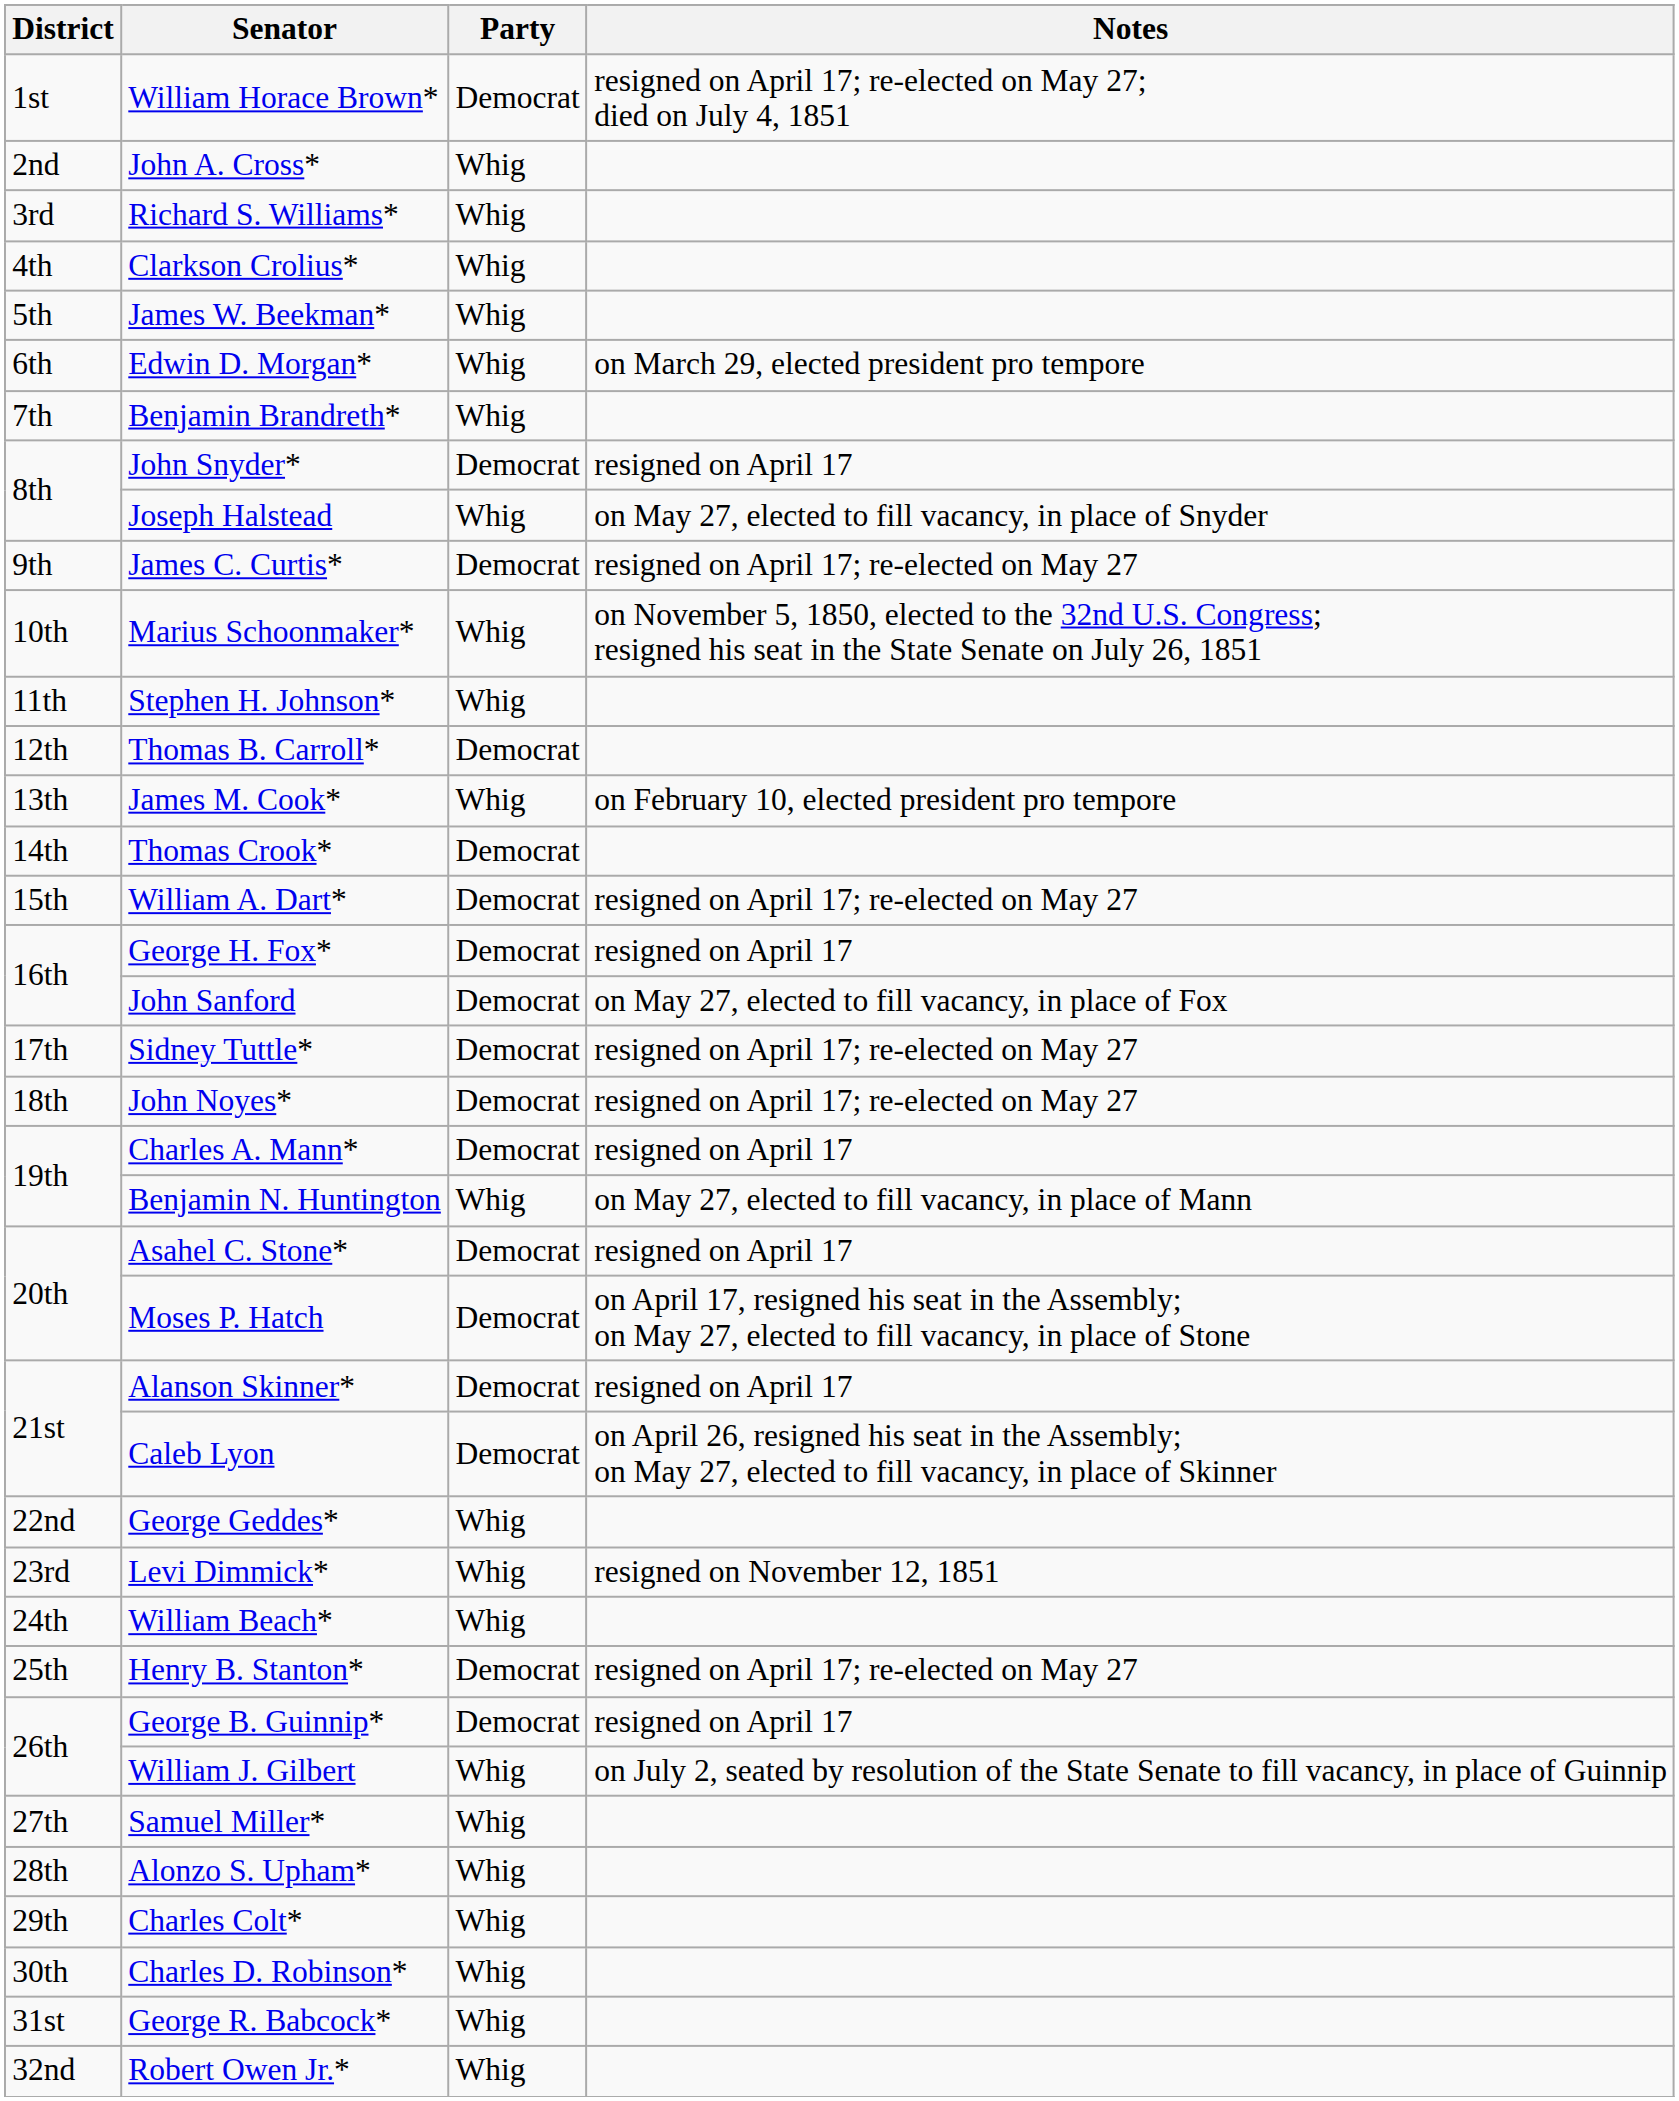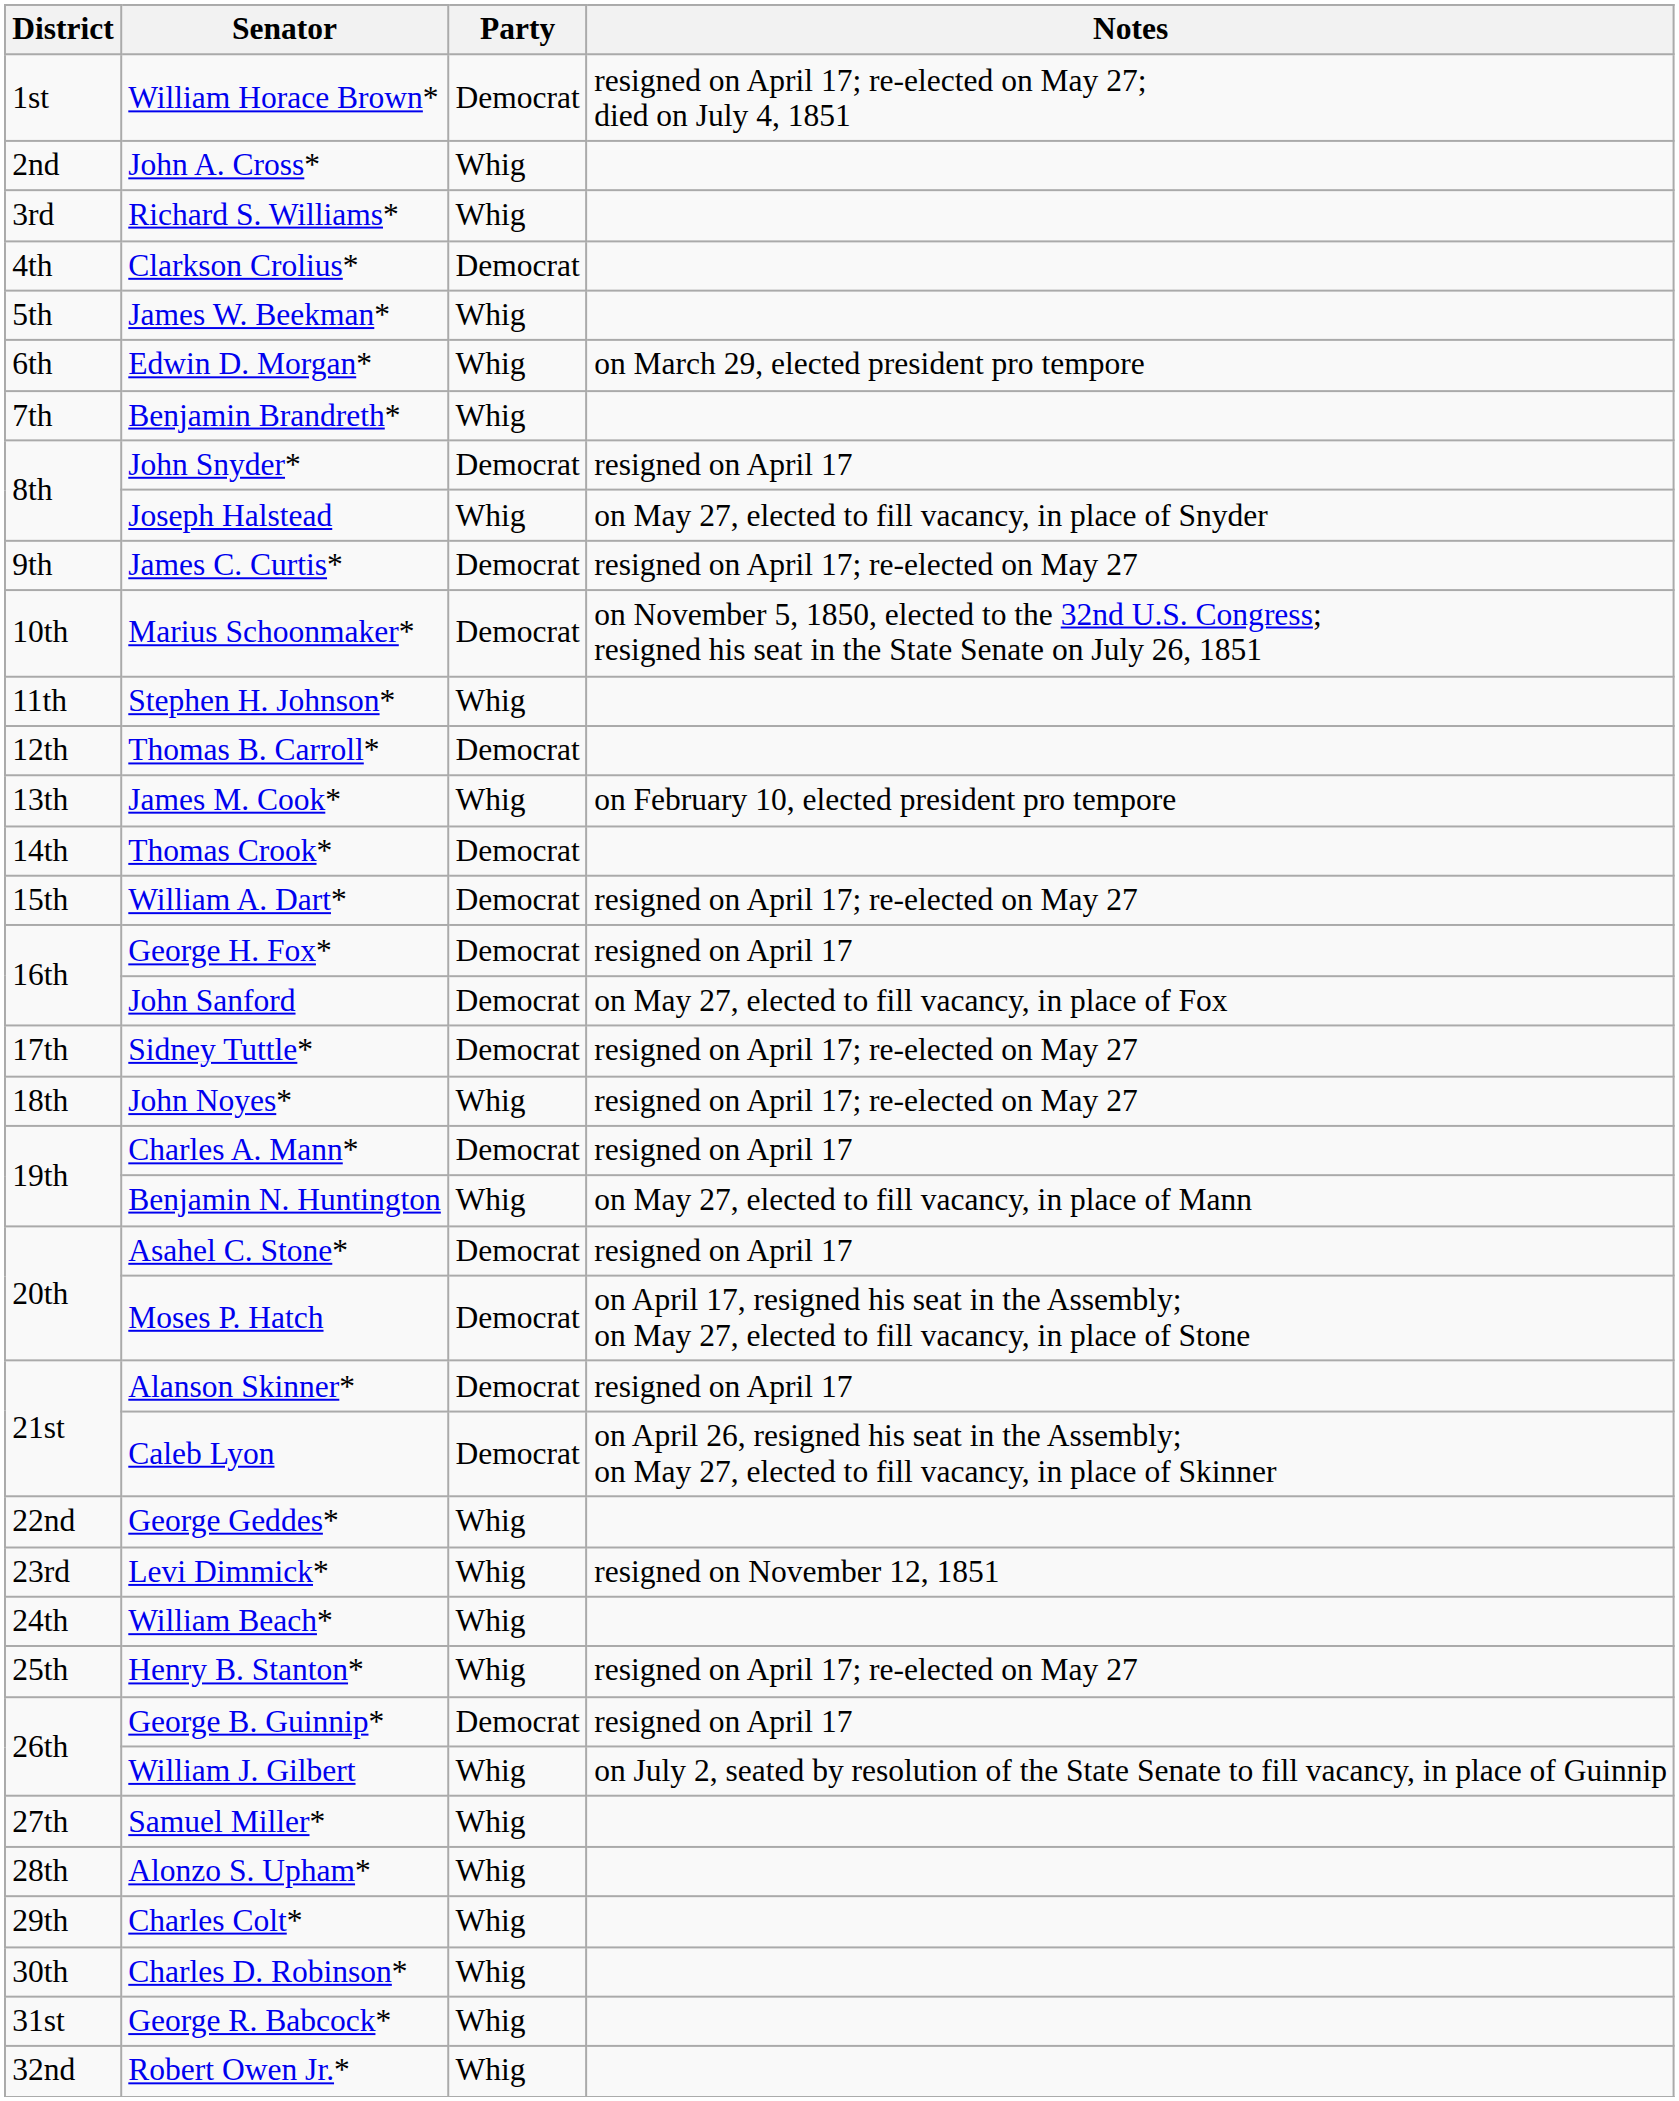(490, 264) Whig -> (518, 264) Democrat
(490, 632) Whig -> (518, 632) Democrat
(518, 1100) Democrat -> (490, 1100) Whig
(518, 1670) Democrat -> (490, 1670) Whig
